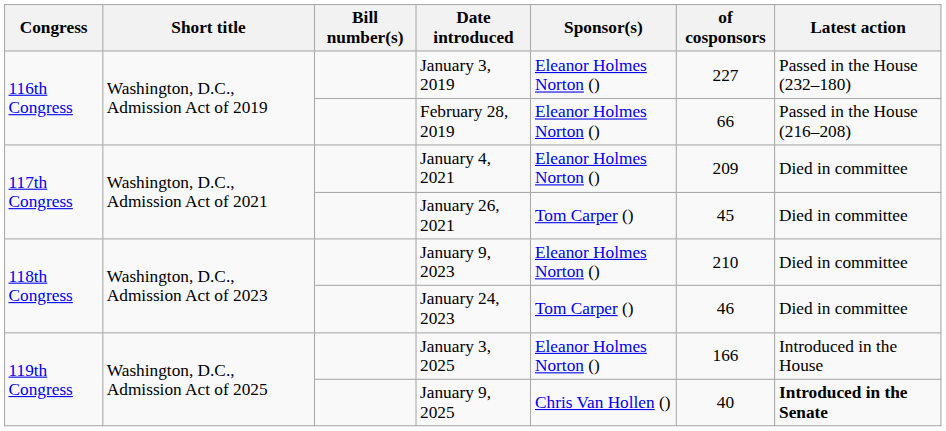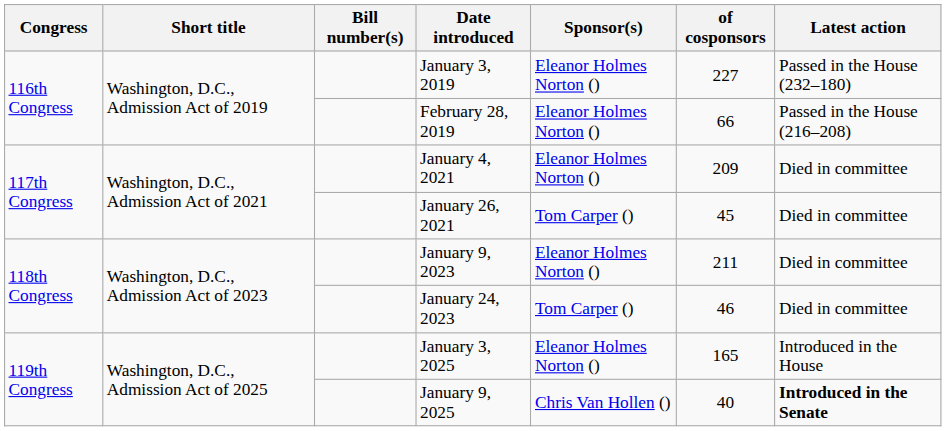(725, 262) 210 -> (725, 262) 211
(725, 355) 166 -> (725, 355) 165
